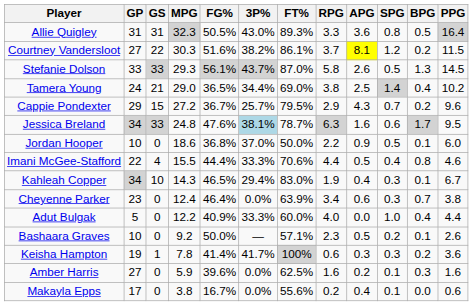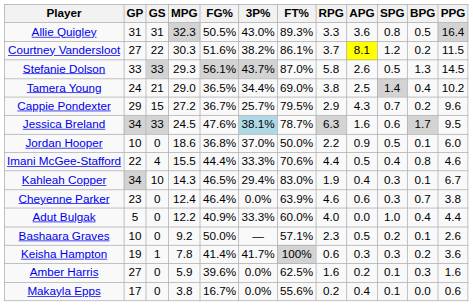(184, 124) 24.8 -> (184, 124) 24.5
(331, 198) 3.4 -> (331, 198) 4.6
